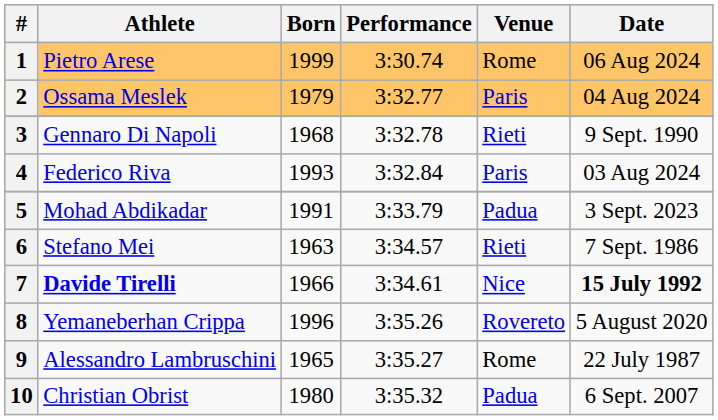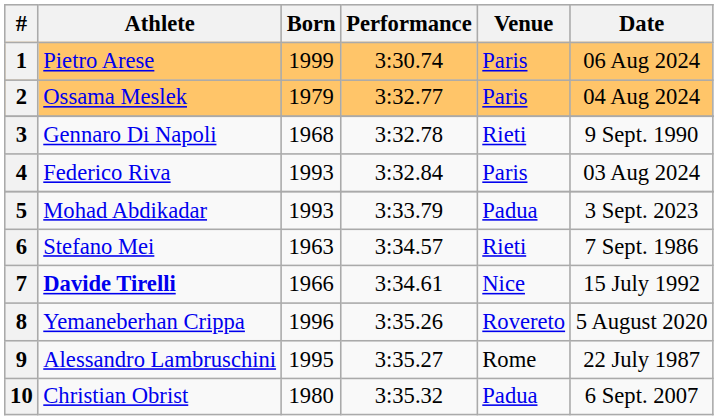(509, 60) Rome -> (505, 60) Paris
(311, 209) 1991 -> (311, 209) 1993
(642, 284) bold -> (642, 284) normal
(311, 359) 1965 -> (311, 359) 1995
